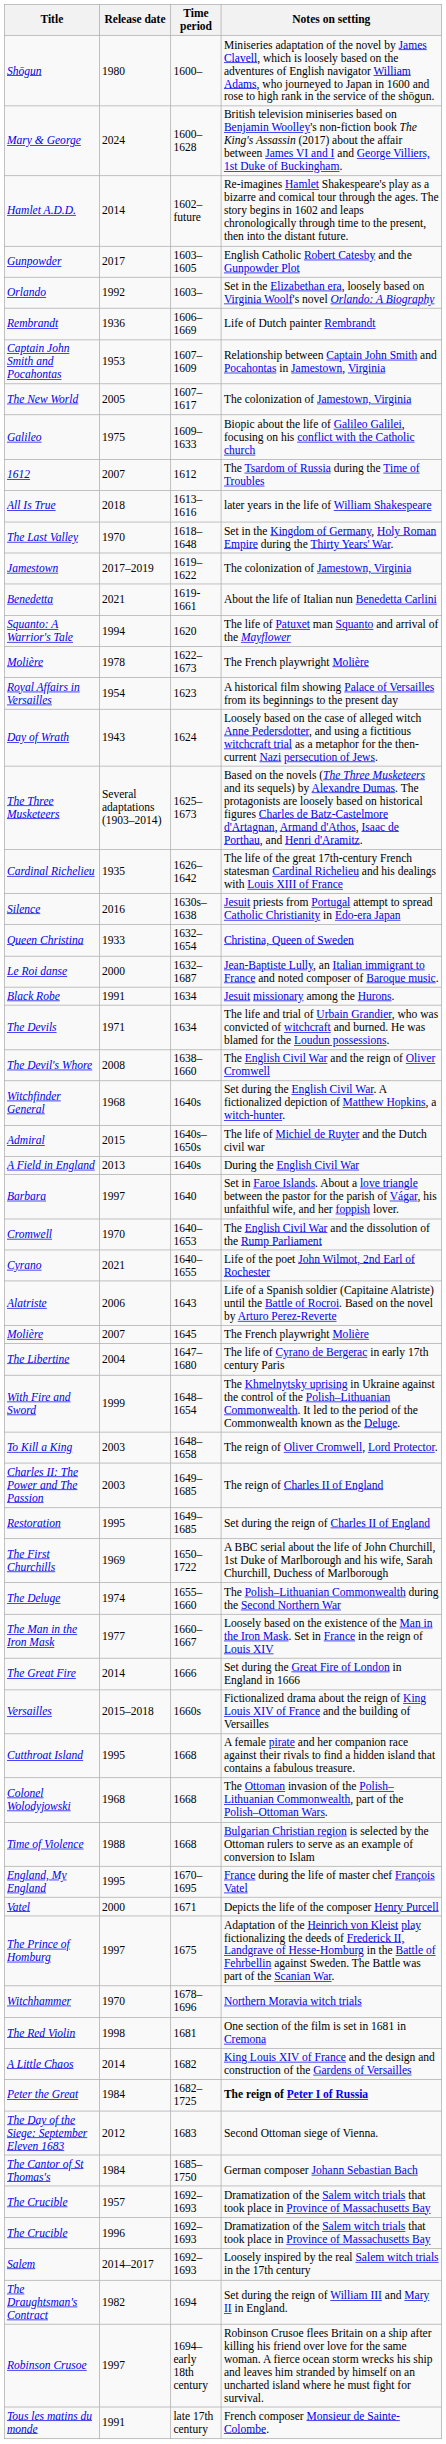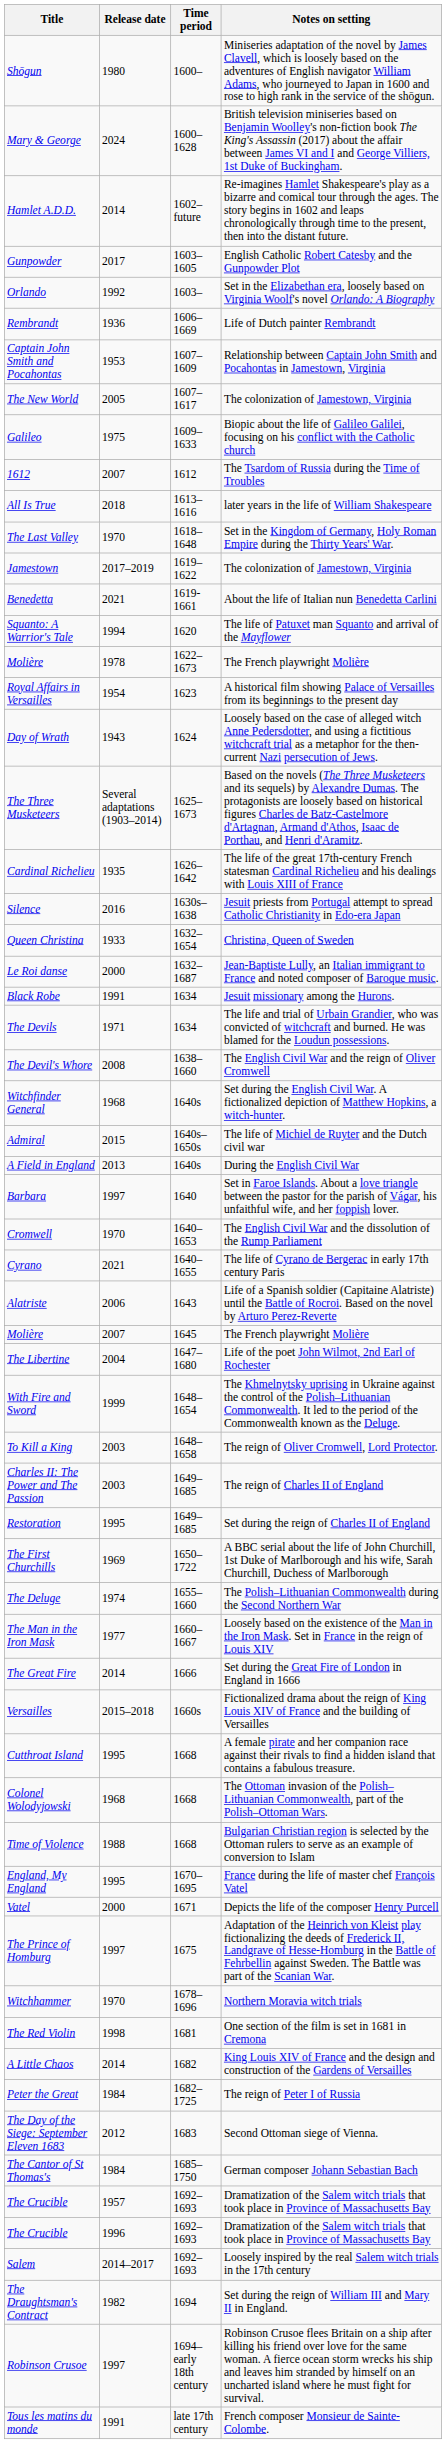(319, 1265) Life of the poet John Wilmot, 2nd Earl of Rochester -> (326, 1265) The life of Cyrano de Bergerac in early 17th century Paris
(326, 1359) The life of Cyrano de Bergerac in early 17th century Paris -> (319, 1359) Life of the poet John Wilmot, 2nd Earl of Rochester
(296, 2095) bold -> (292, 2095) normal
